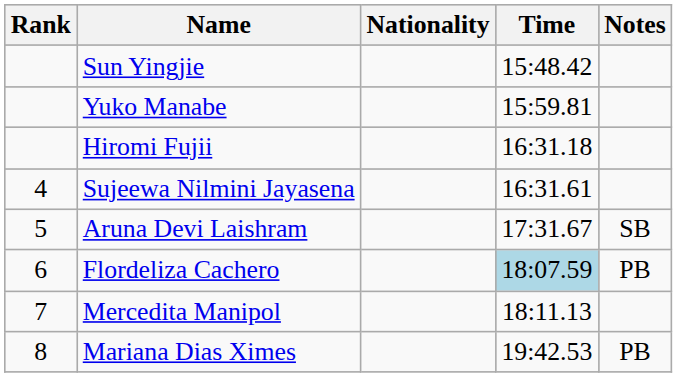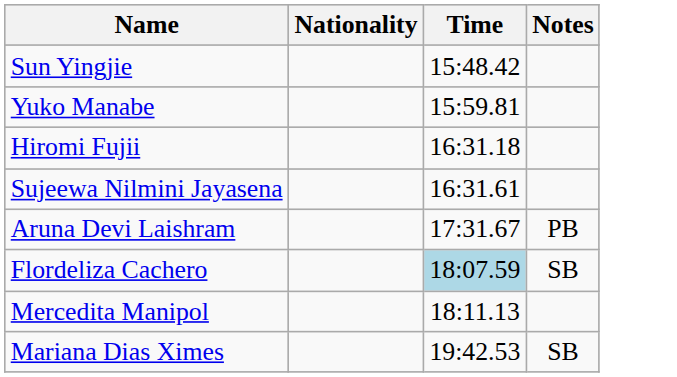- column: (41, 24)
(635, 229) SB -> (563, 229) PB
(635, 270) PB -> (563, 270) SB
(635, 351) PB -> (563, 351) SB
